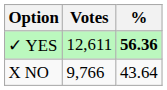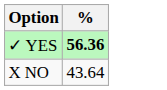- column: (89, 17)
